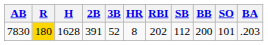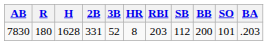(43, 31) gold background -> (43, 31) no background
(94, 31) 391 -> (94, 31) 331
(158, 31) 202 -> (158, 31) 203
